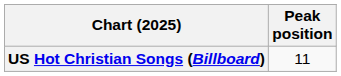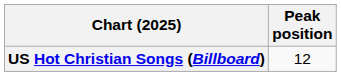(302, 58) 11 -> (302, 58) 12
